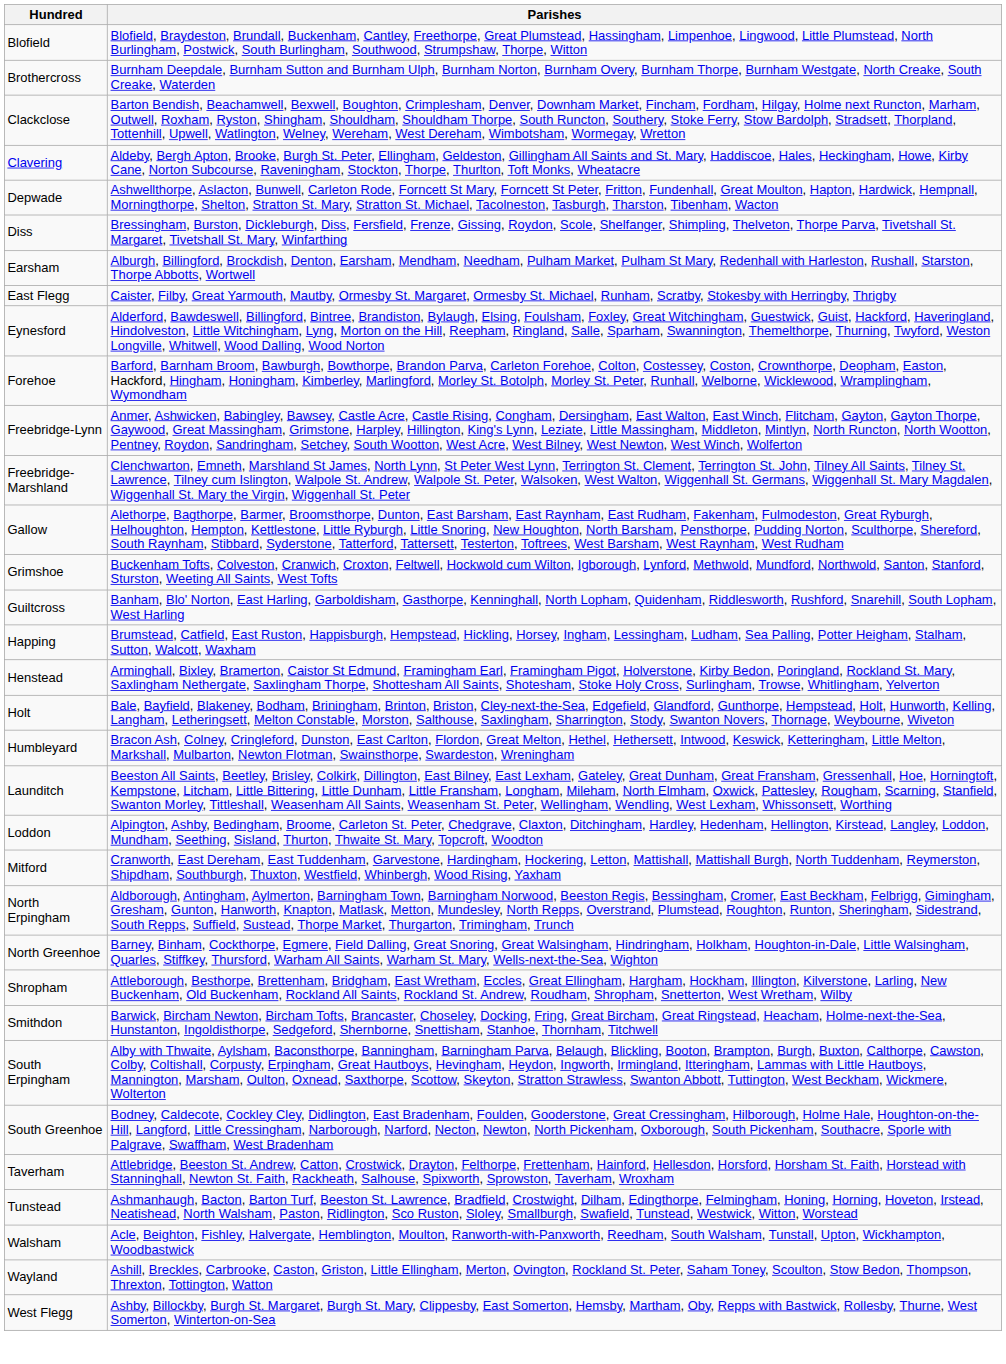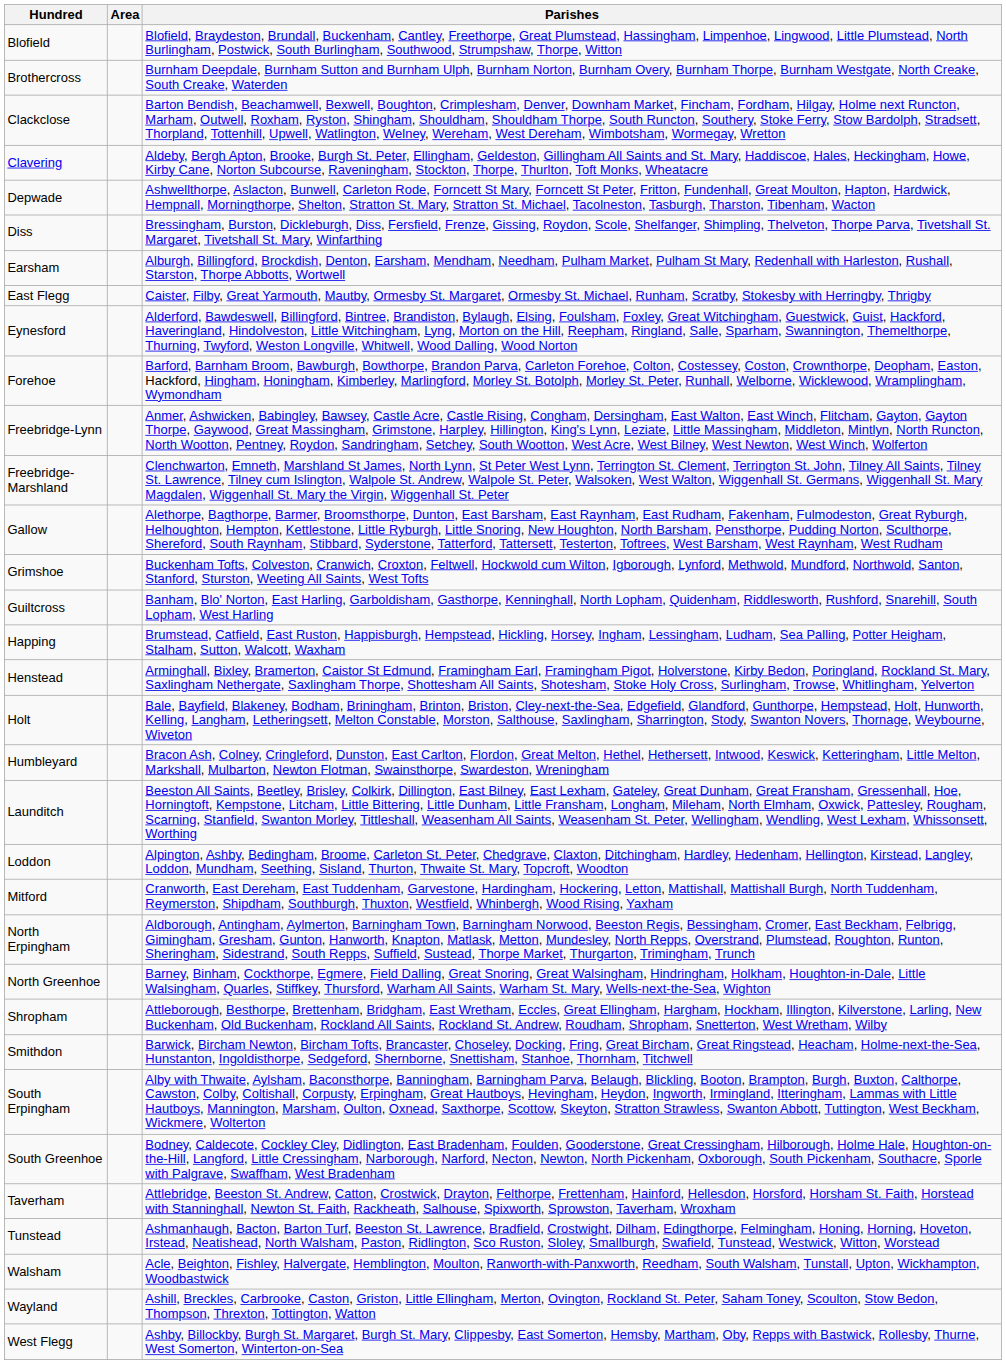+ column: (125, 14)
